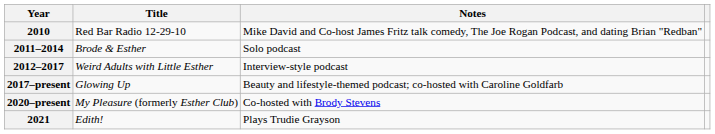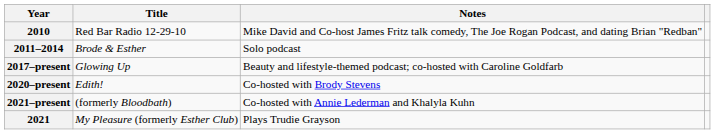- row: (39, 66)
(157, 102) My Pleasure (formerly Esther Club) -> (89, 84) Edith!
+ row: (39, 102)
(89, 119) Edith! -> (157, 119) My Pleasure (formerly Esther Club)
